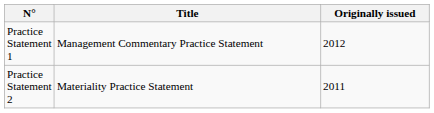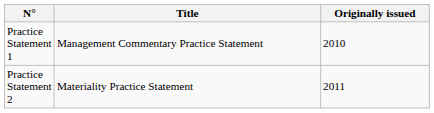(334, 43) 2012 -> (334, 43) 2010
